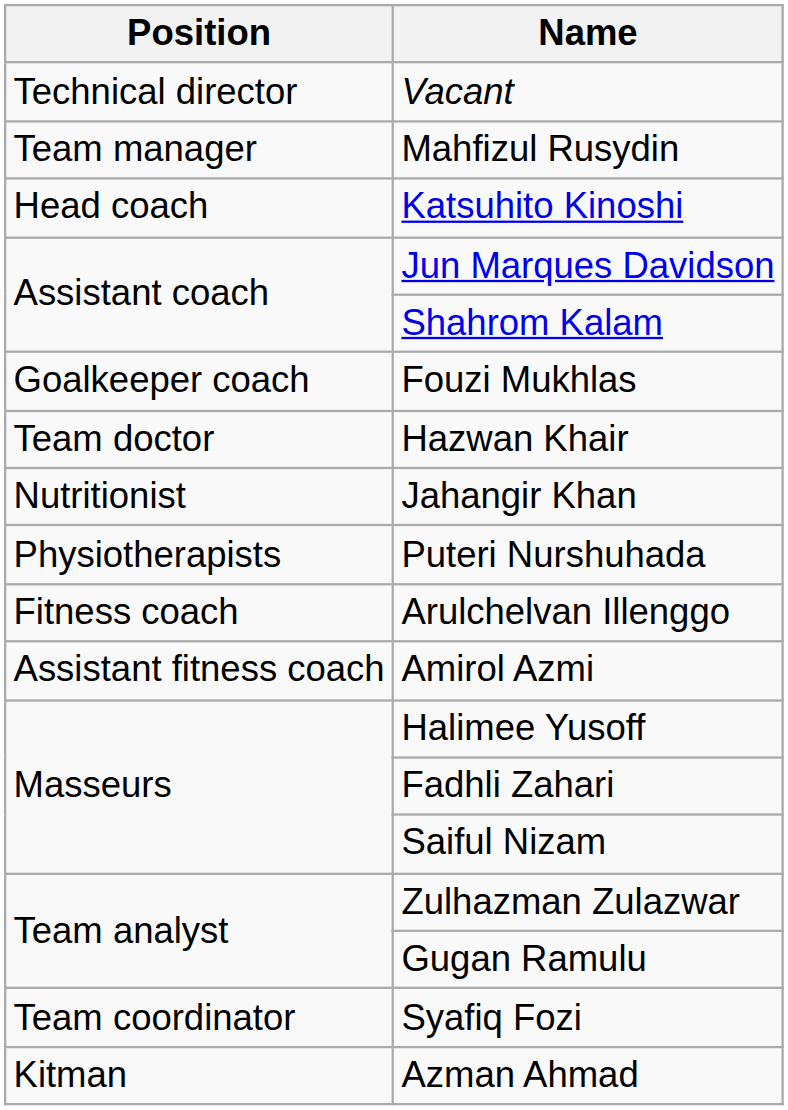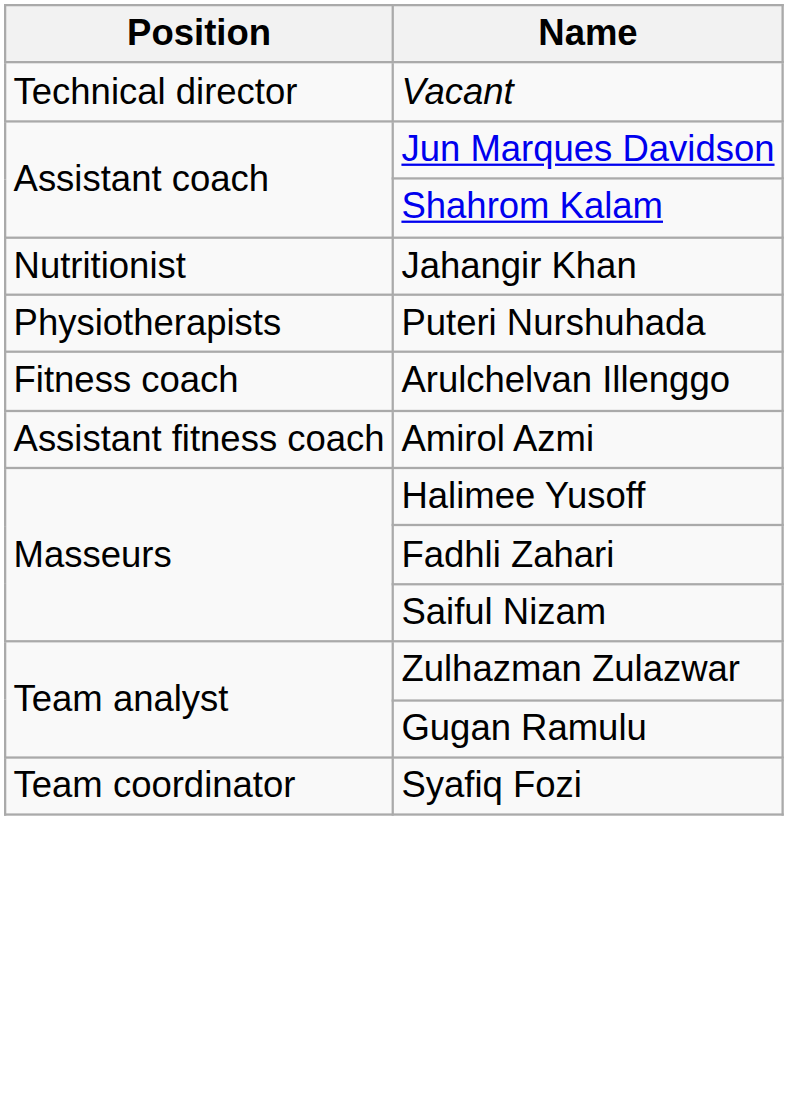- row: (540, 149)
- row: (542, 206)
- row: (519, 380)
- row: (515, 438)
- row: (520, 1074)
